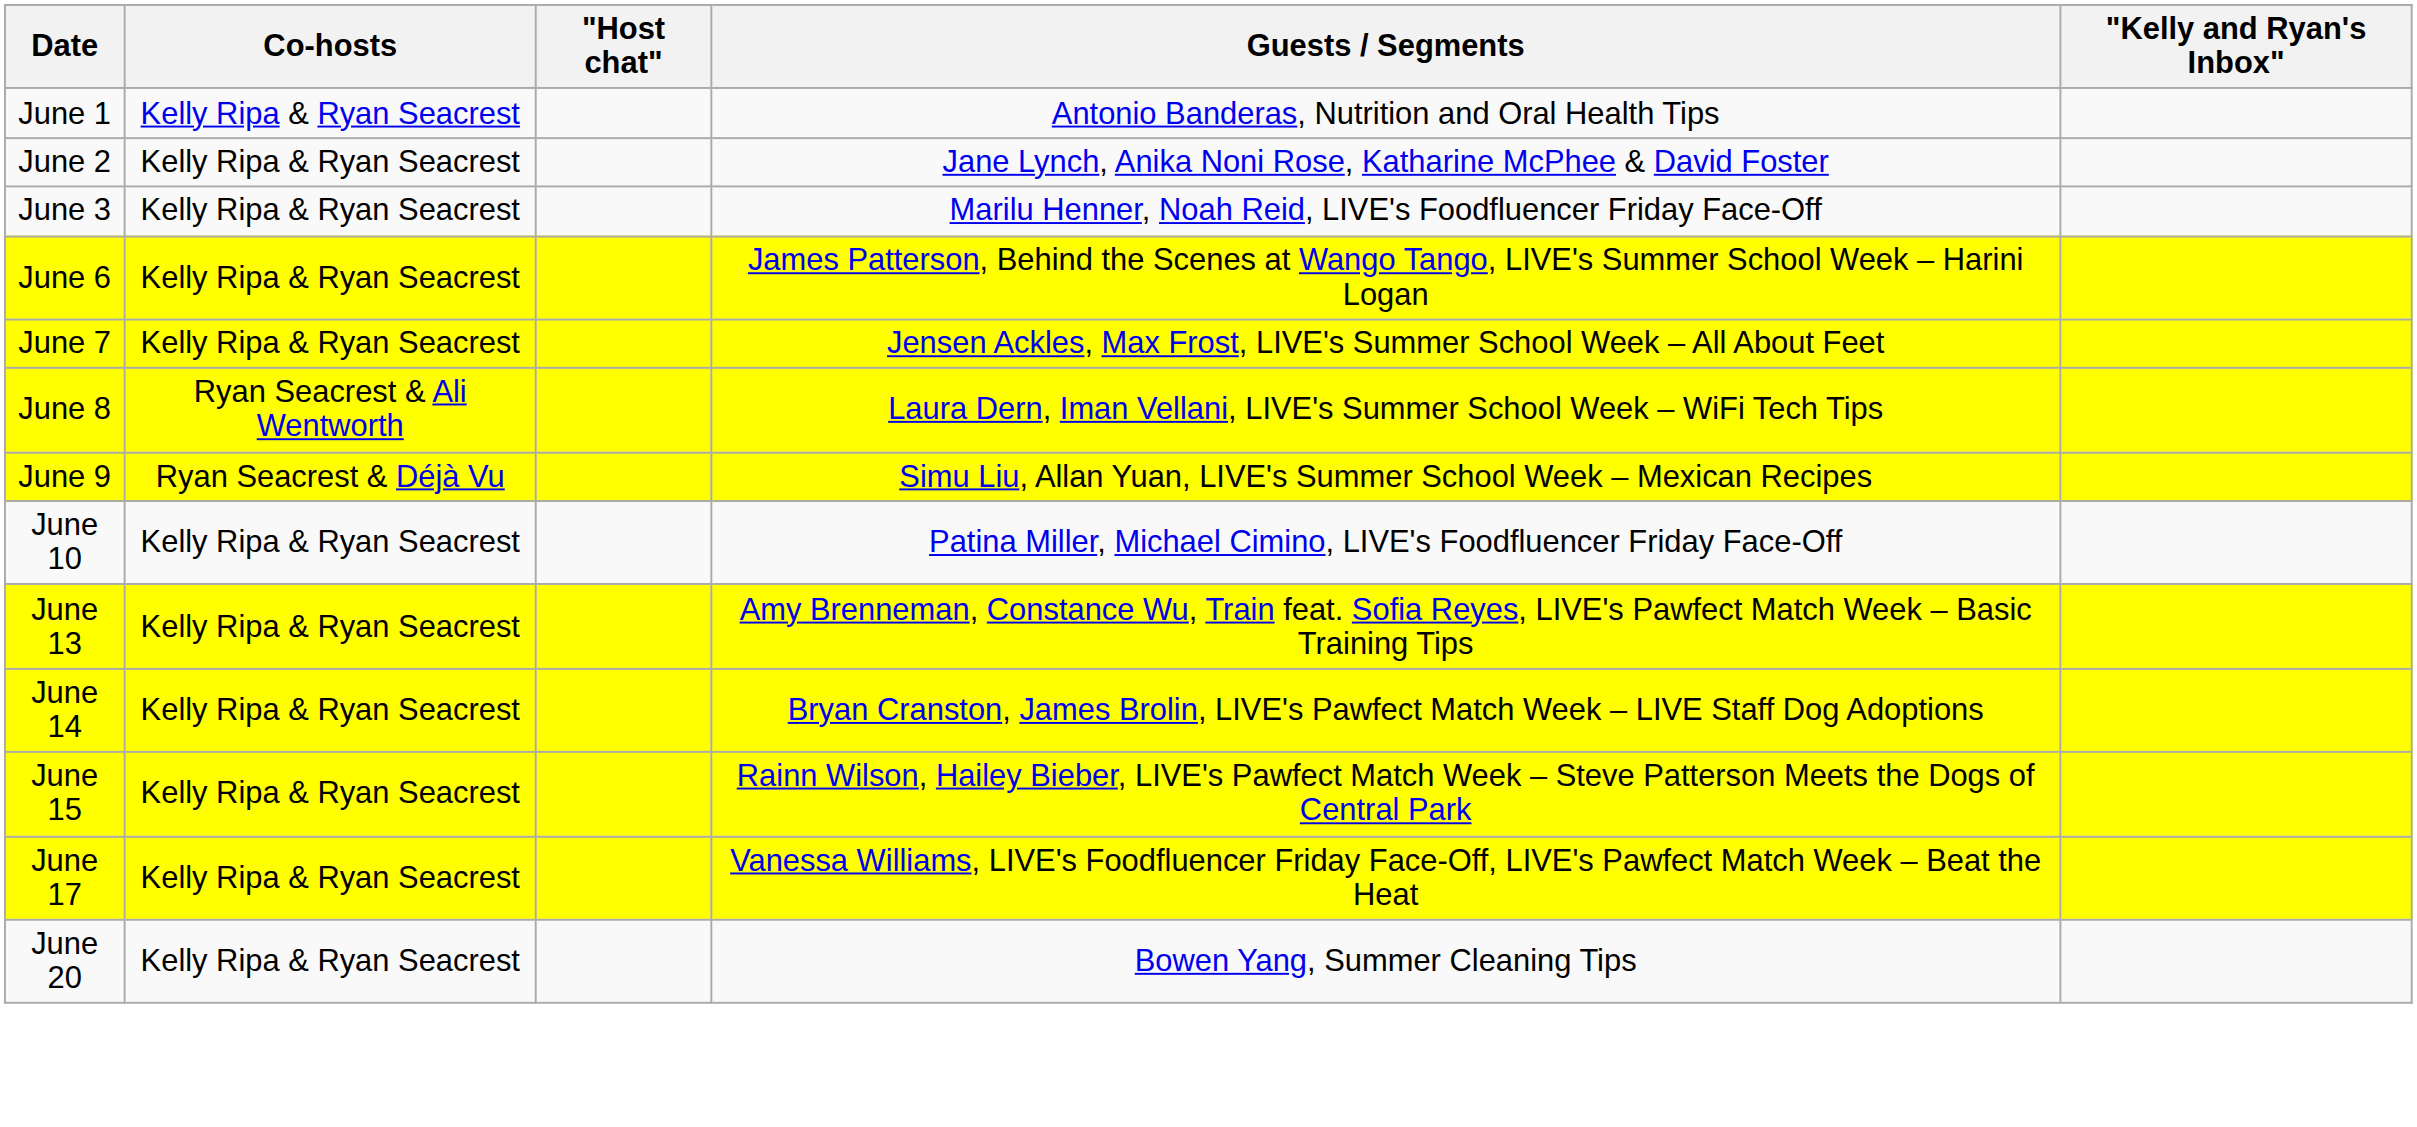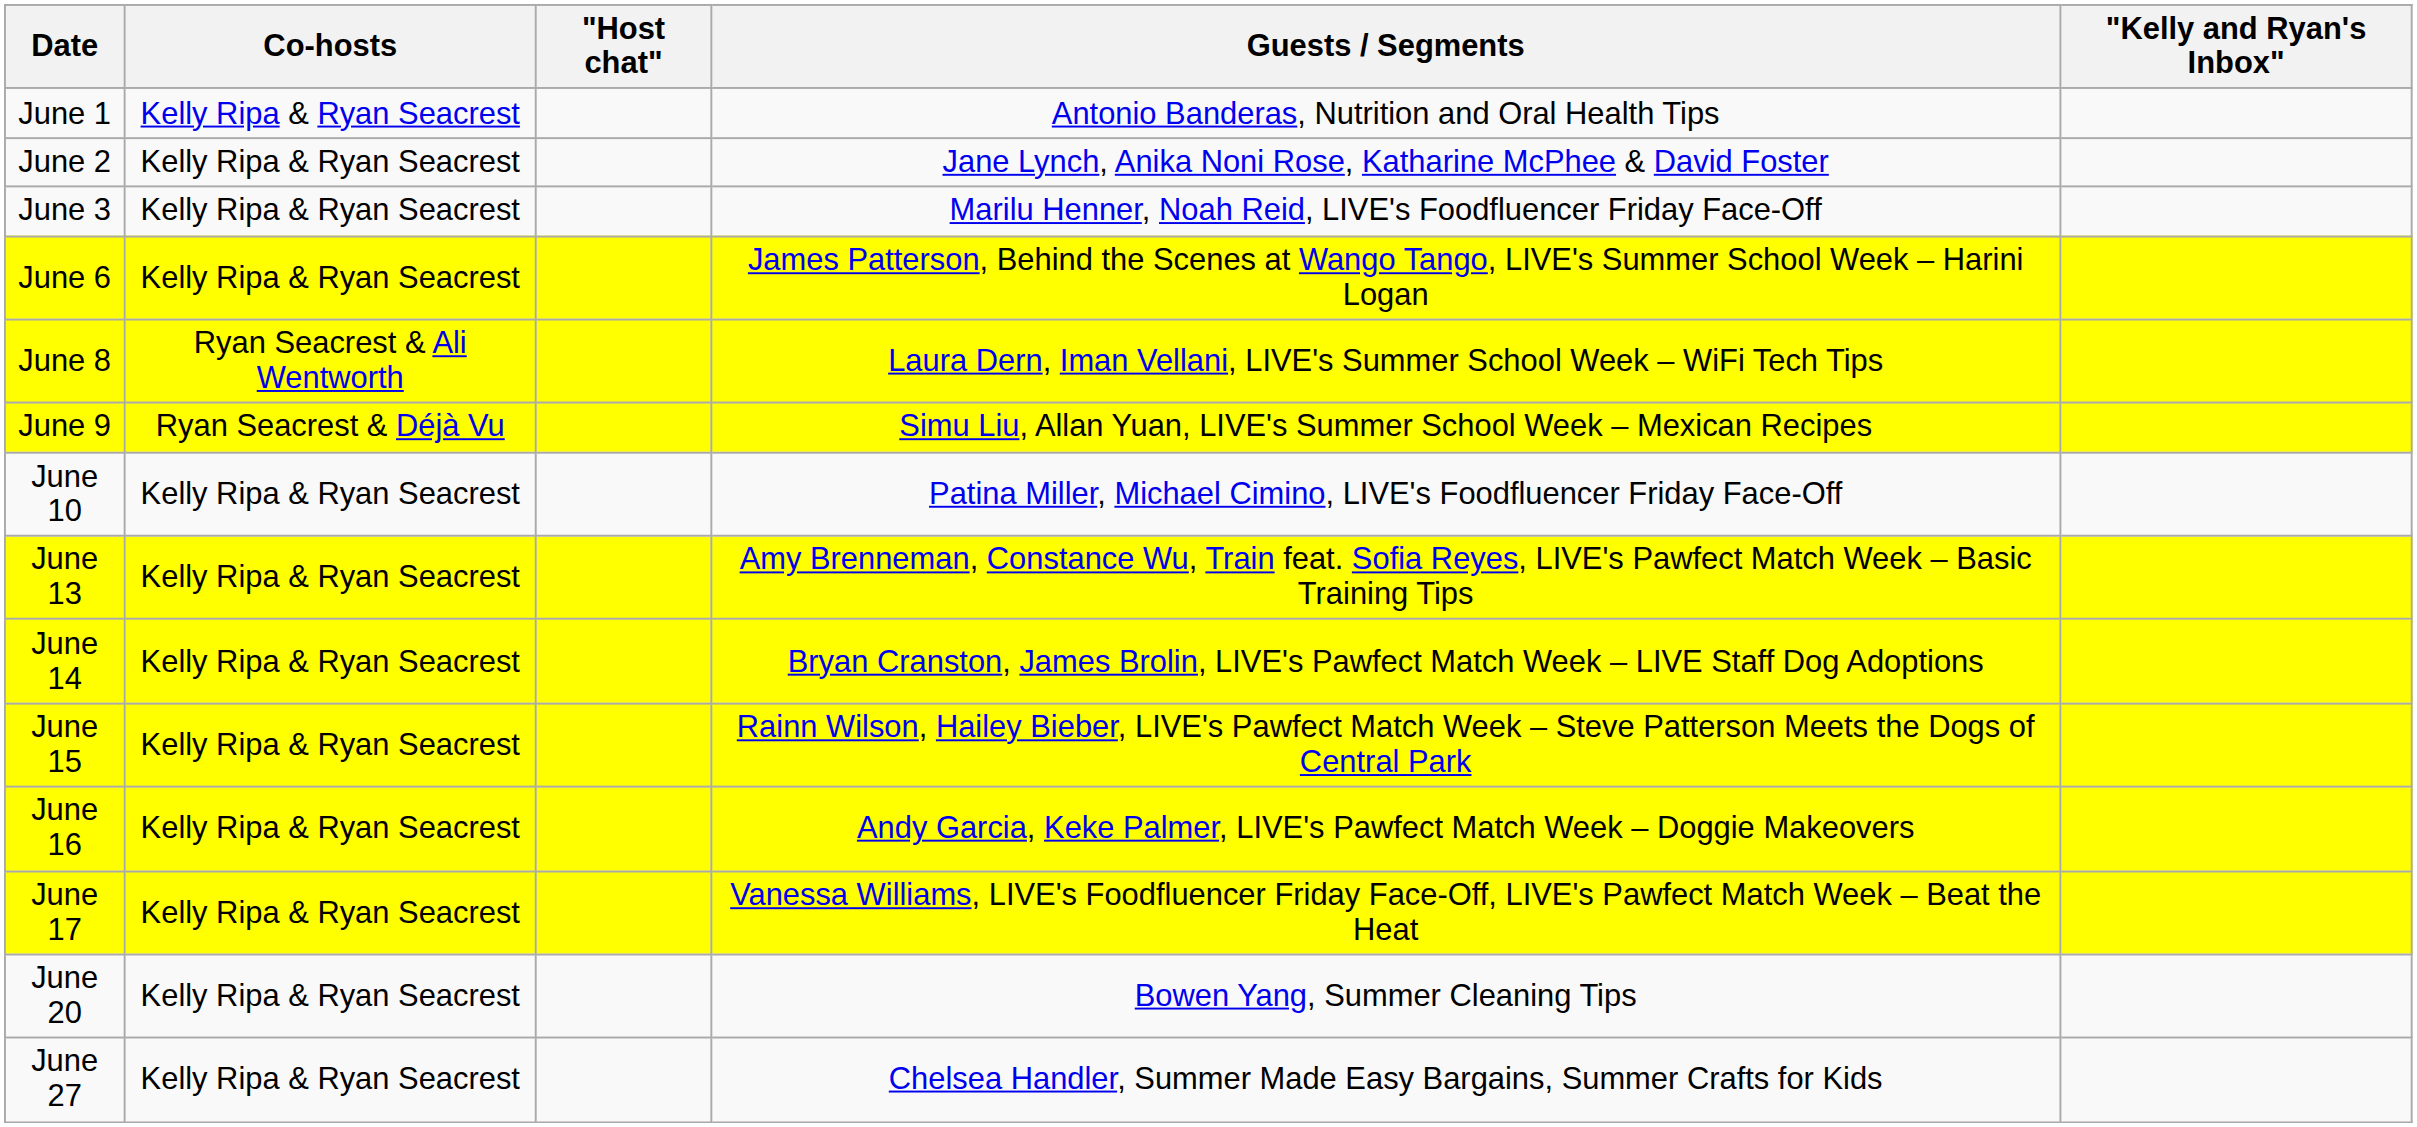- row: (65, 343)
+ row: (65, 828)
+ row: (65, 1079)
